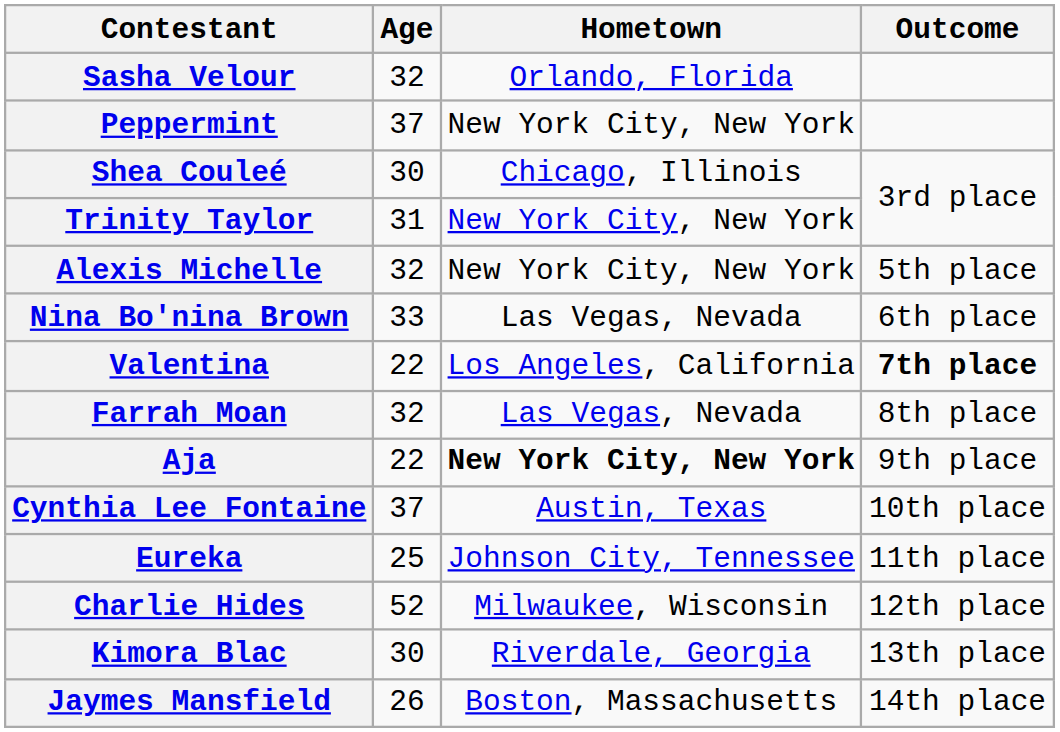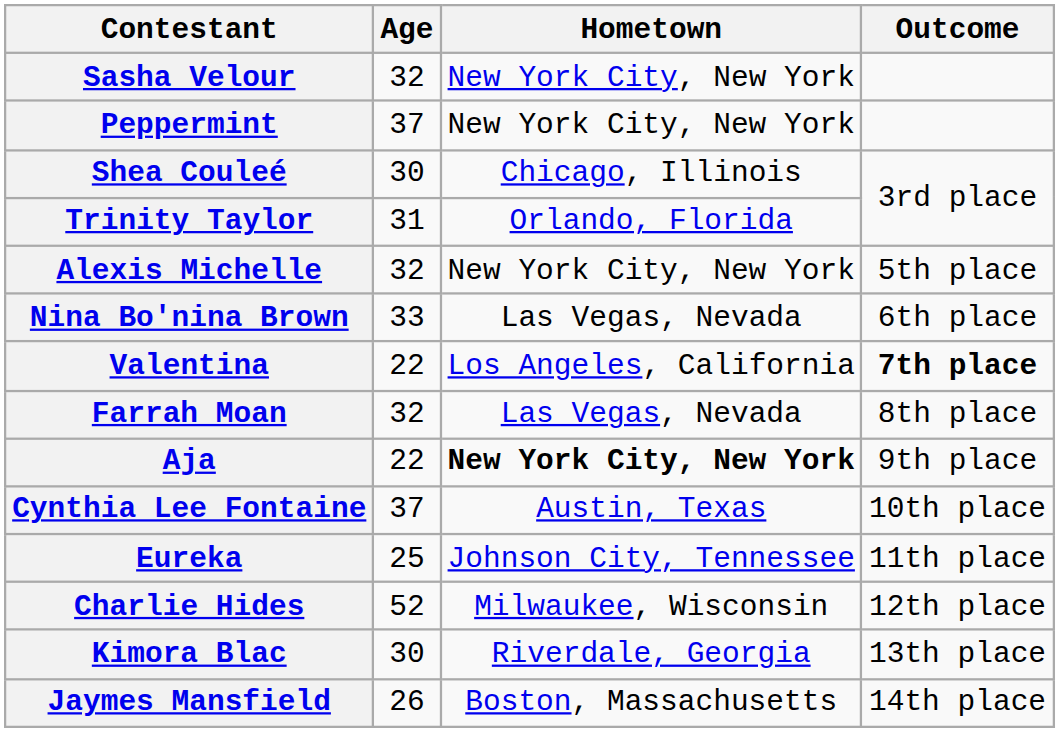(651, 77) Orlando, Florida -> (651, 77) New York City, New York
(651, 222) New York City, New York -> (651, 222) Orlando, Florida
